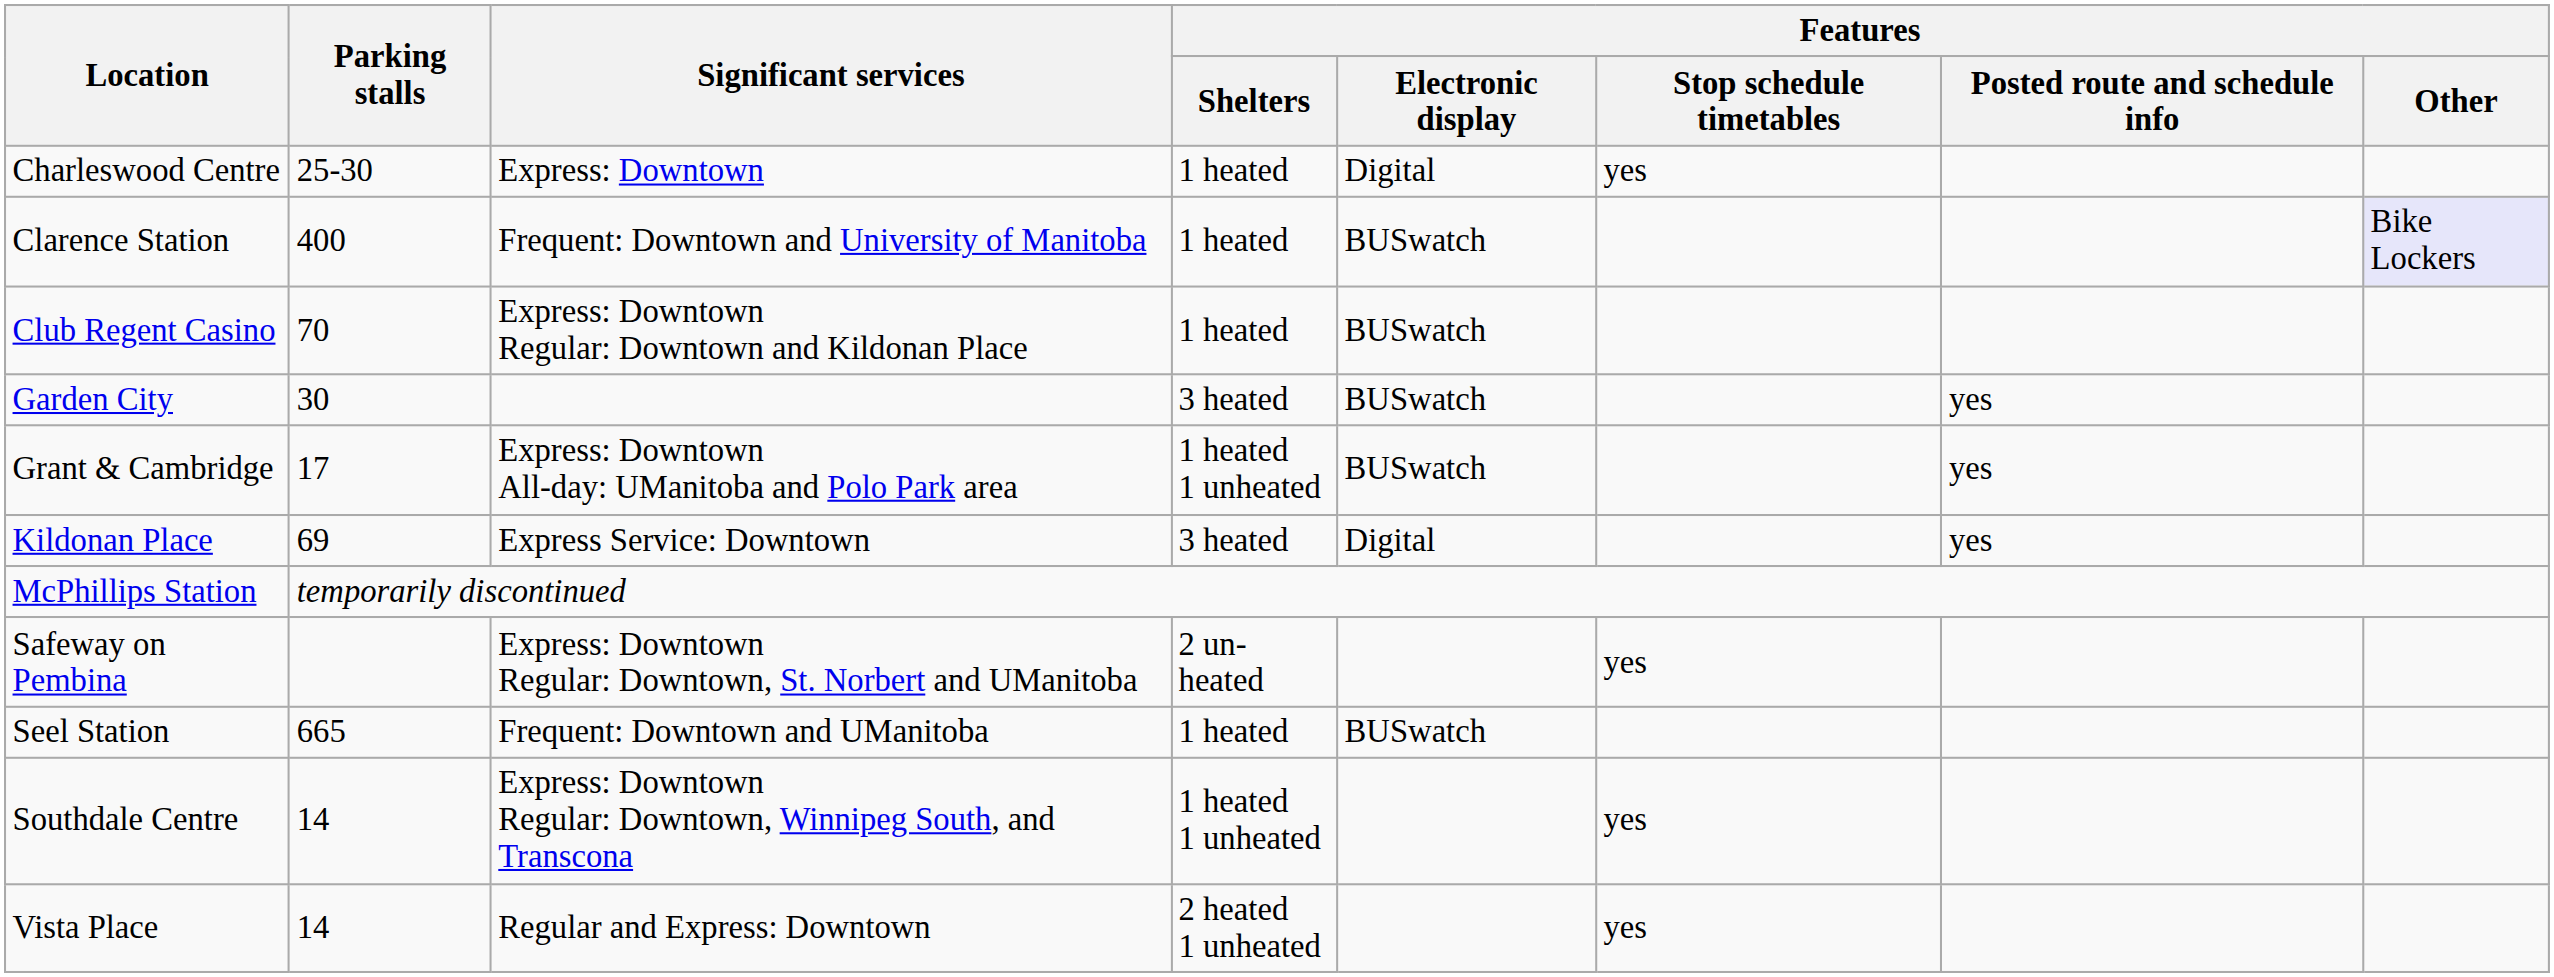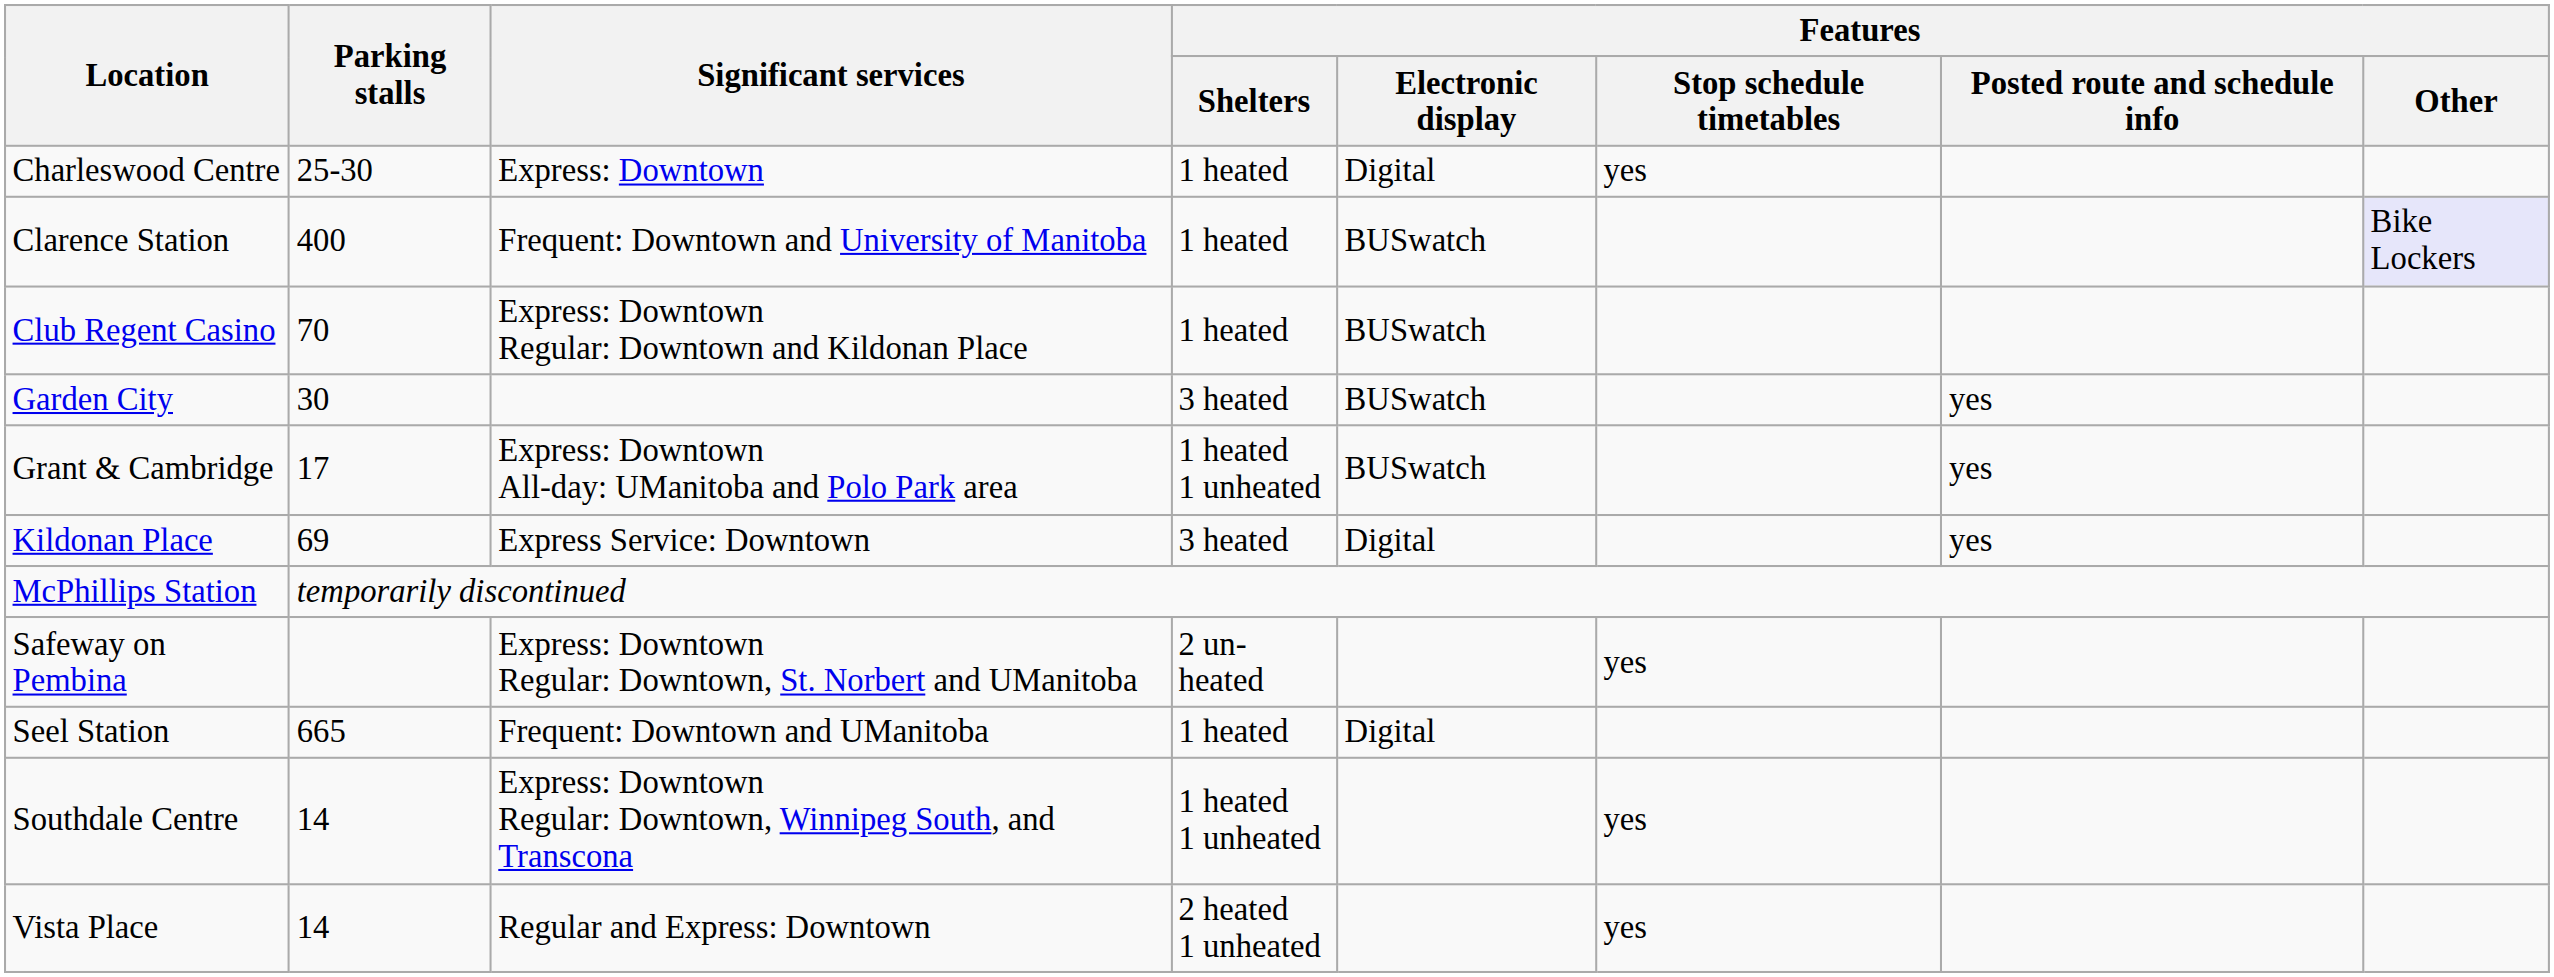(1415, 731) BUSwatch -> (1390, 731) Digital
